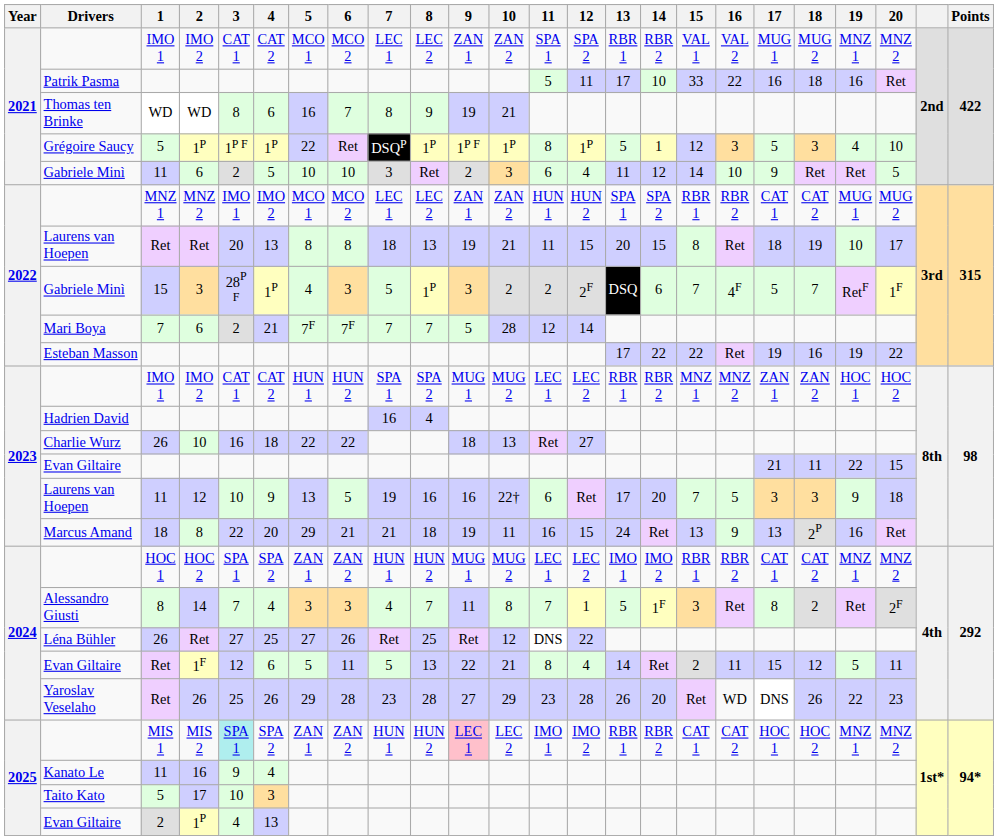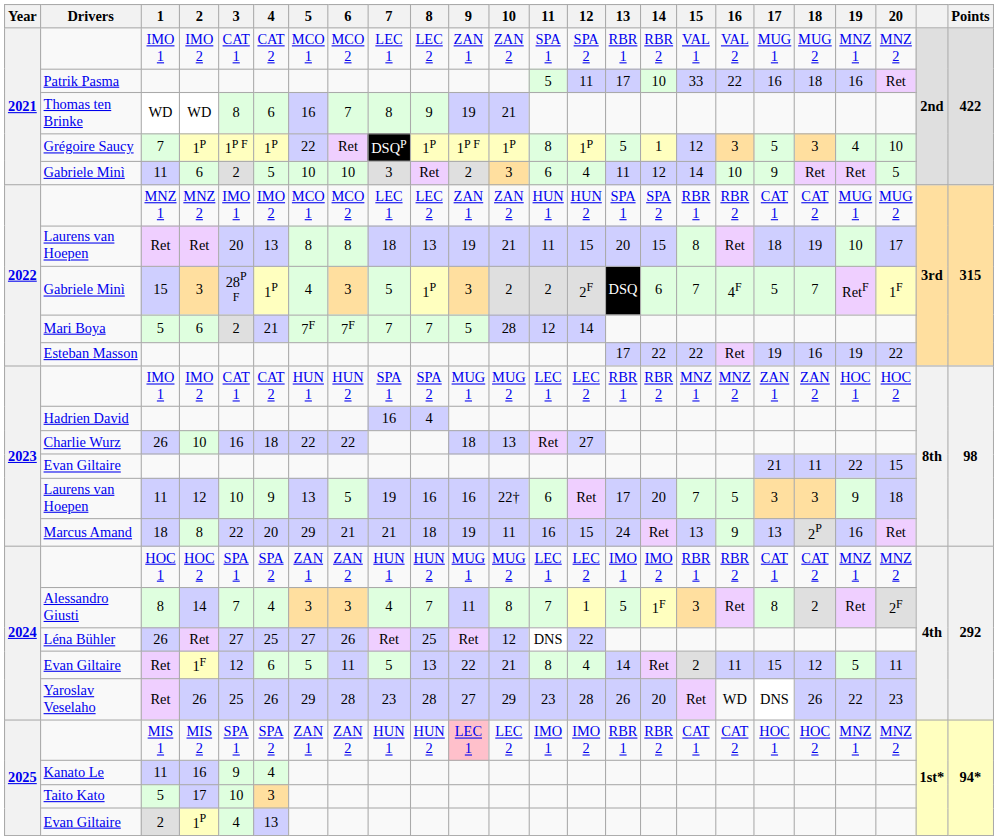(160, 146) 5 -> (160, 146) 7
(160, 327) 7 -> (160, 327) 5
(236, 739) paleturquoise background -> (236, 739) no background
